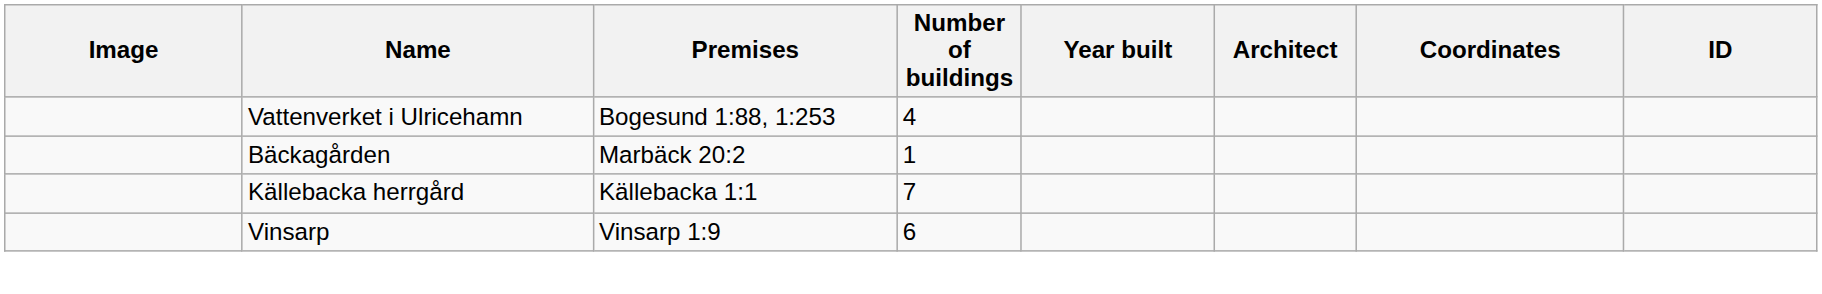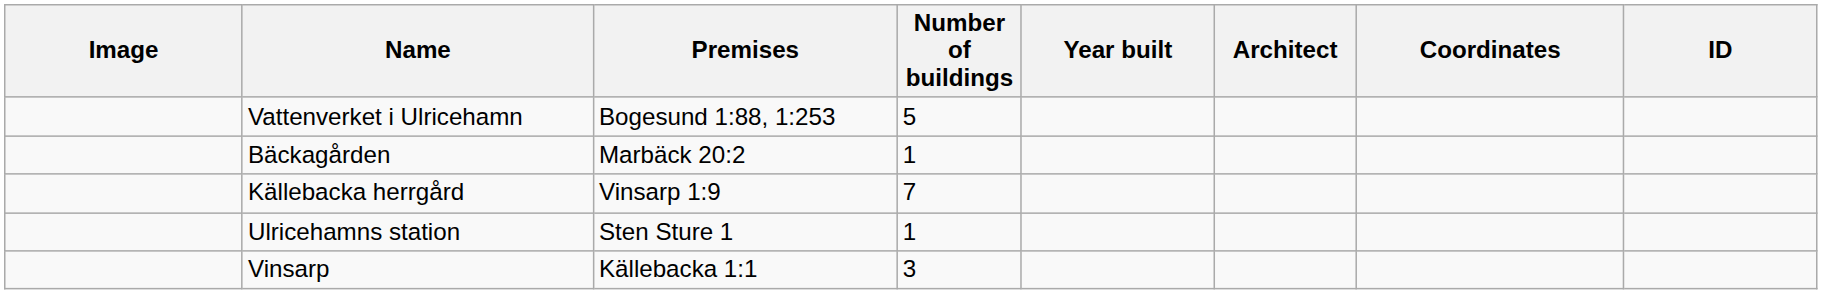(910, 116) 4 -> (910, 116) 5
(678, 192) Källebacka 1:1 -> (660, 192) Vinsarp 1:9
+ row: (354, 231)
(660, 231) Vinsarp 1:9 -> (678, 269) Källebacka 1:1
(910, 231) 6 -> (910, 269) 3
